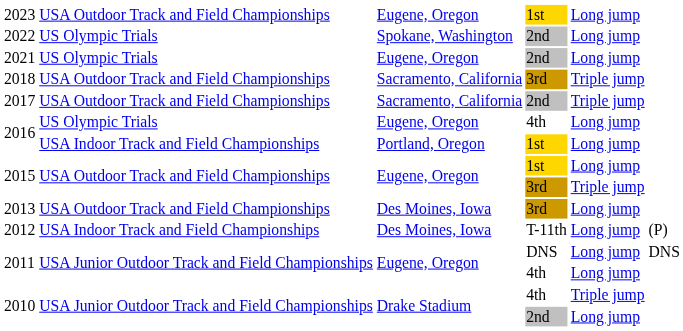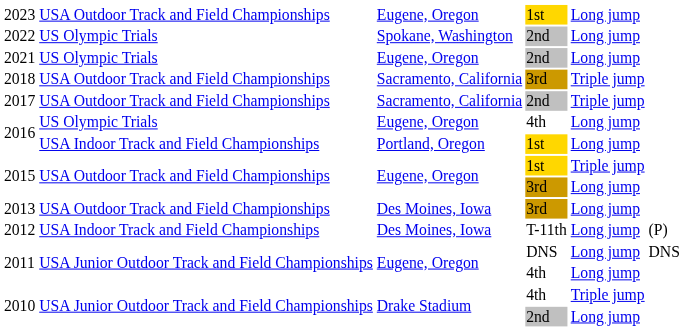(605, 165) Long jump -> (608, 165) Triple jump
(608, 187) Triple jump -> (605, 187) Long jump
